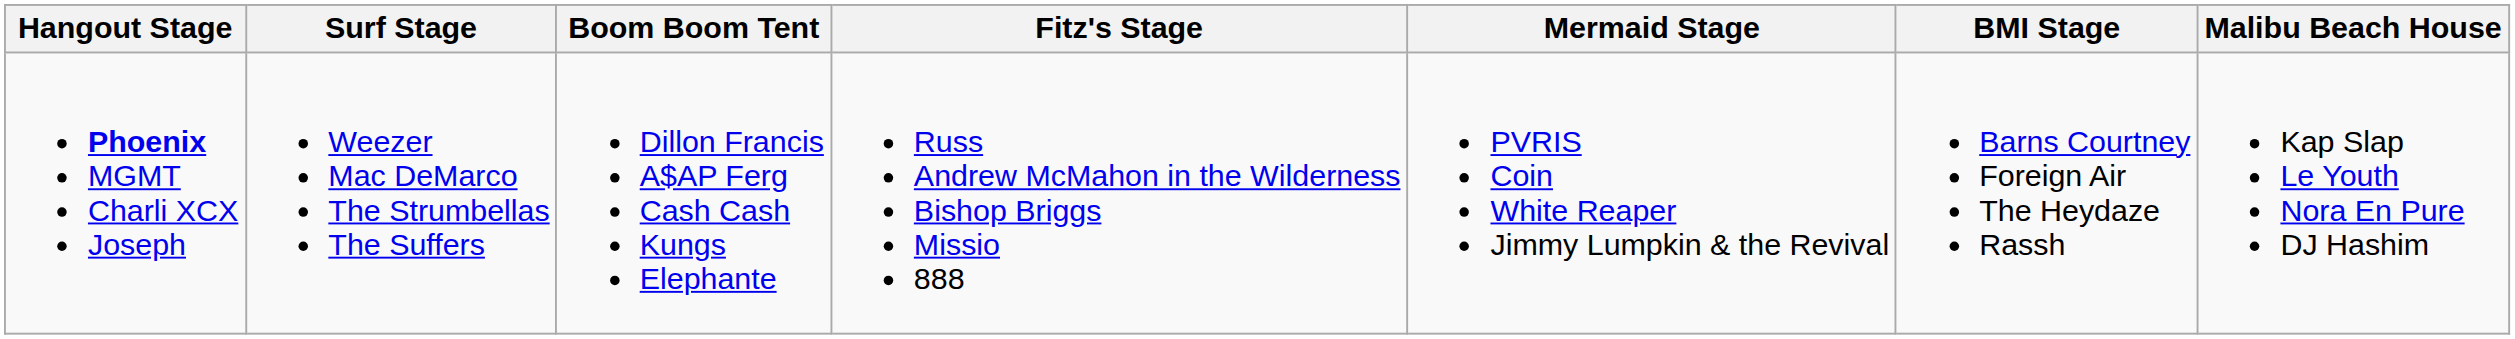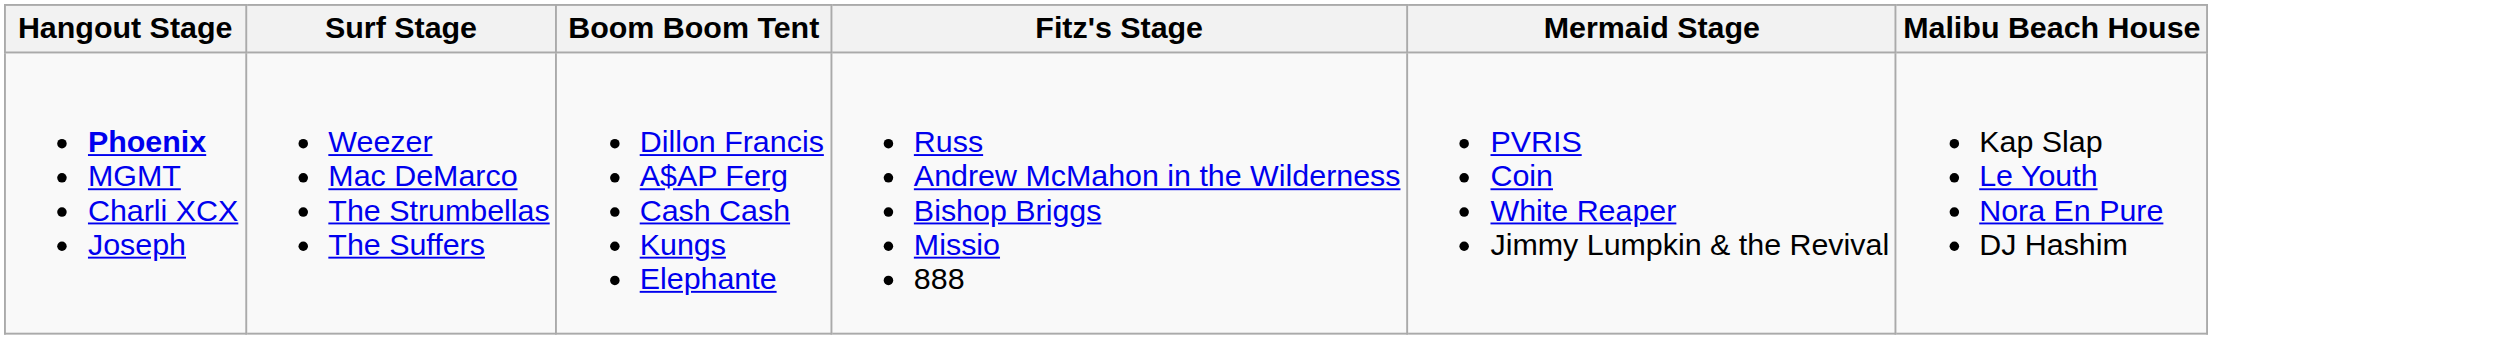- column: (2047, 28)
